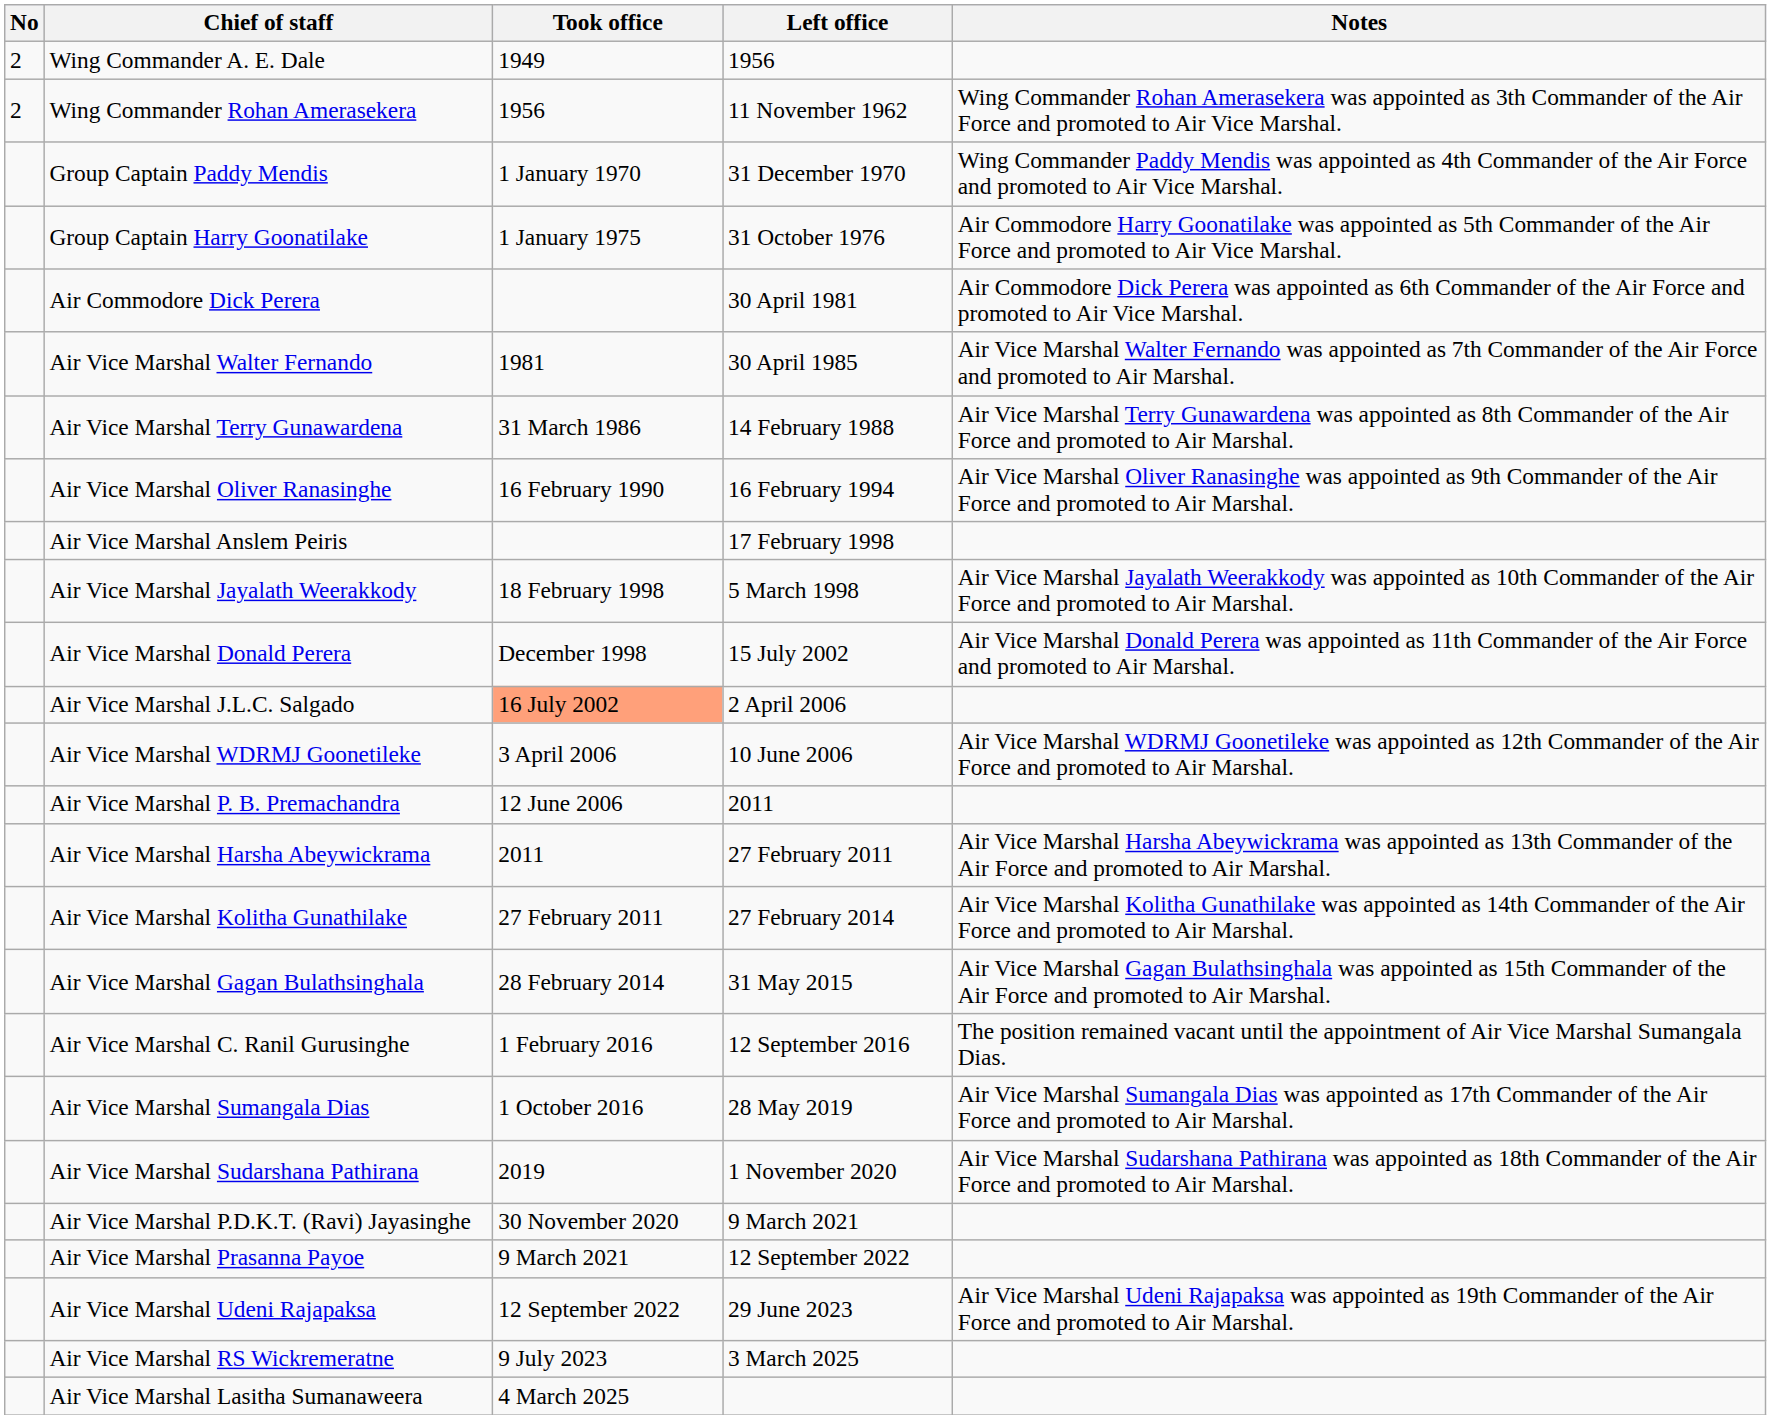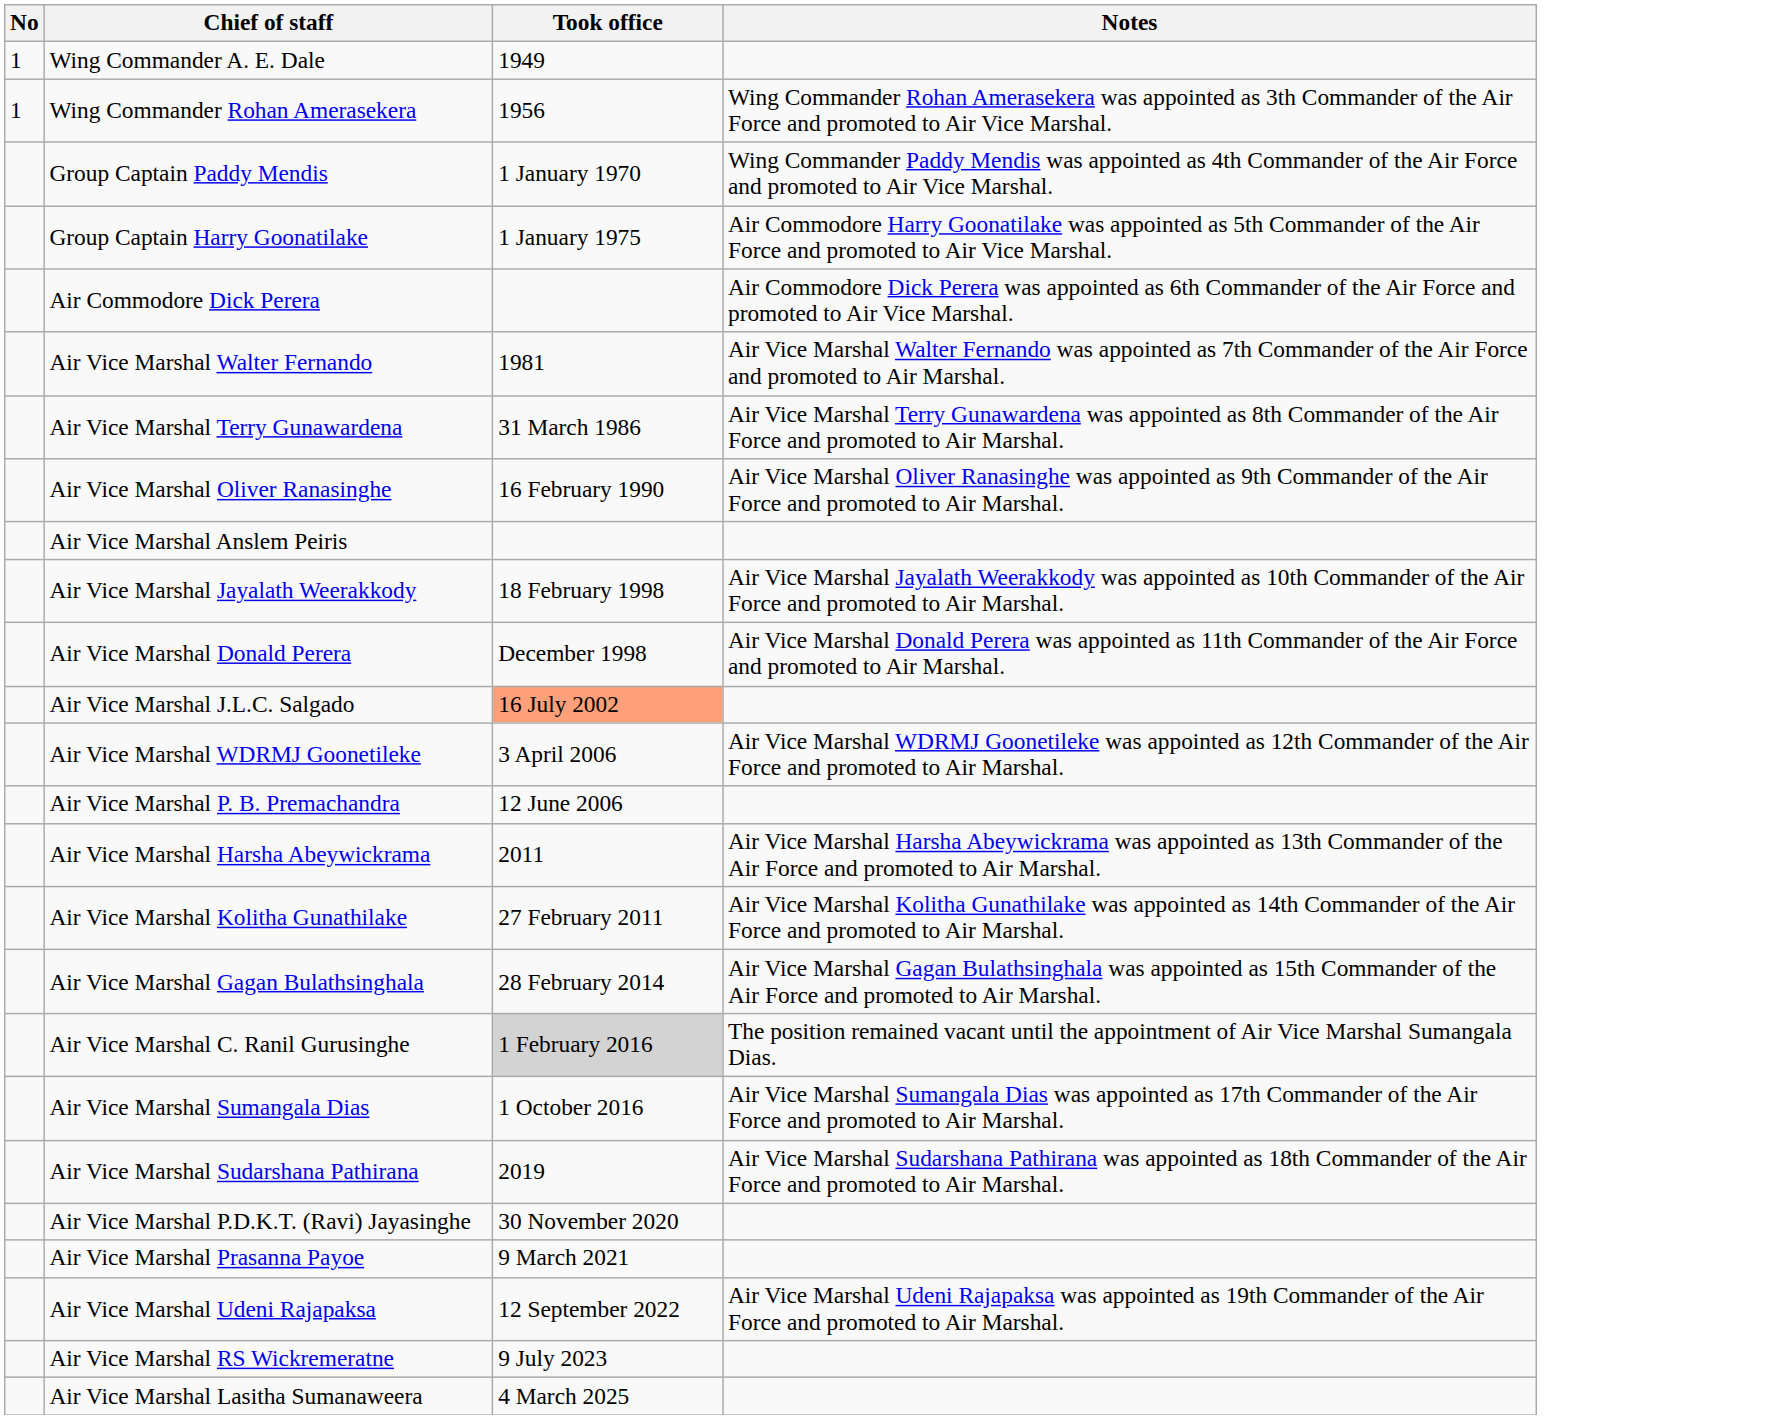- column: (837, 23)
(16, 60) 2 -> (16, 60) 1
(16, 110) 2 -> (16, 110) 1
(575, 1044) no background -> (575, 1044) lightgrey background
